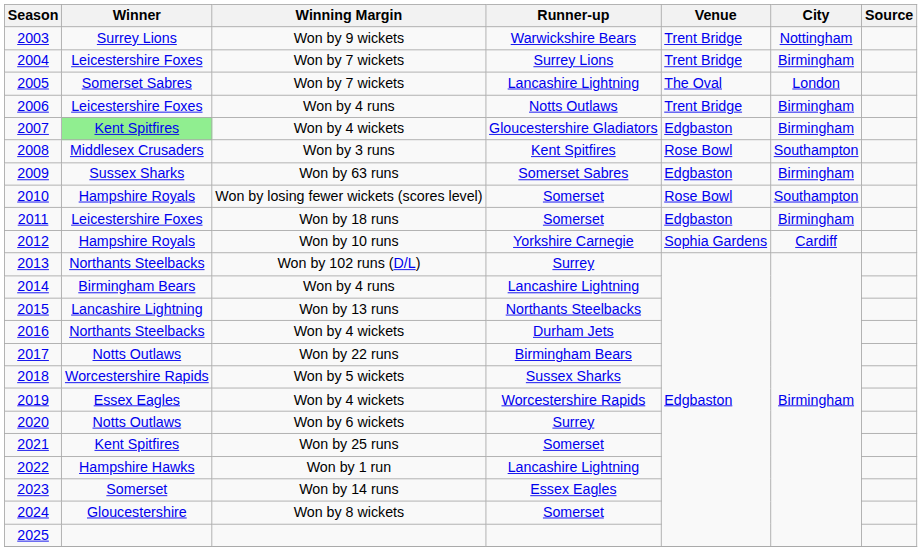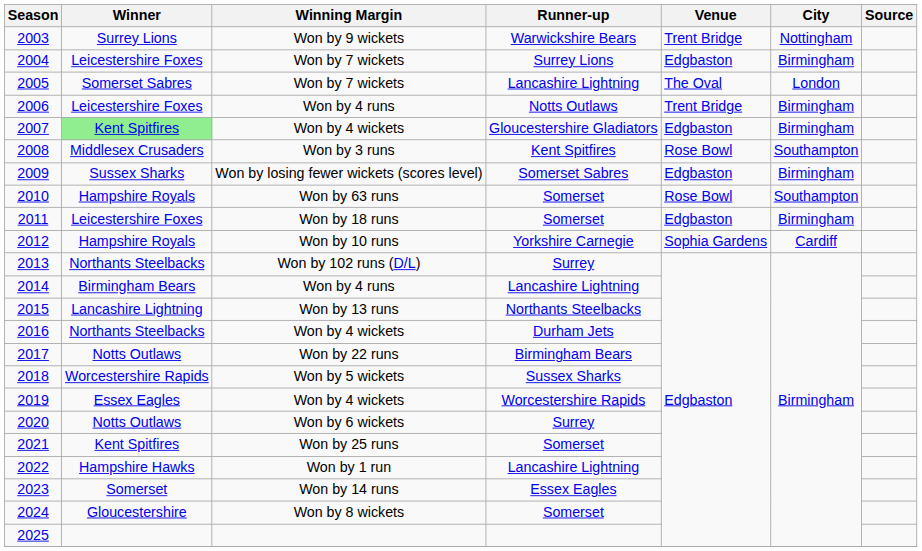(703, 60) Trent Bridge -> (698, 60) Edgbaston
(349, 173) Won by 63 runs -> (349, 173) Won by losing fewer wickets (scores level)
(349, 196) Won by losing fewer wickets (scores level) -> (349, 196) Won by 63 runs
